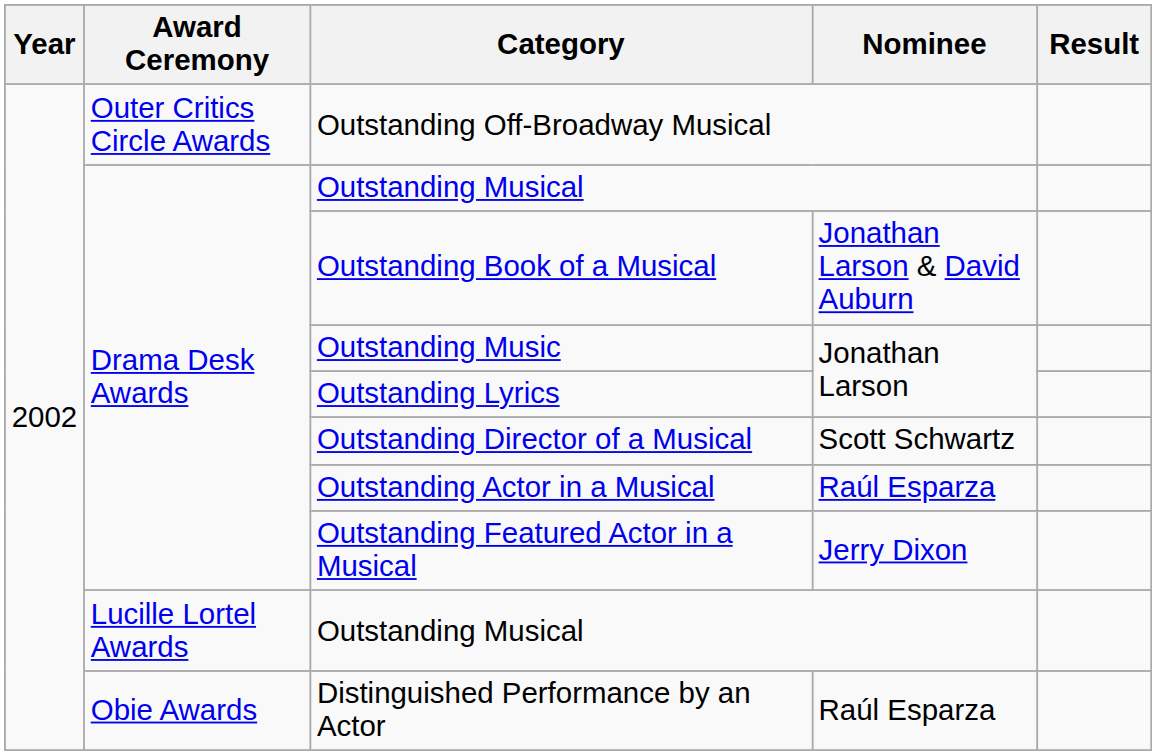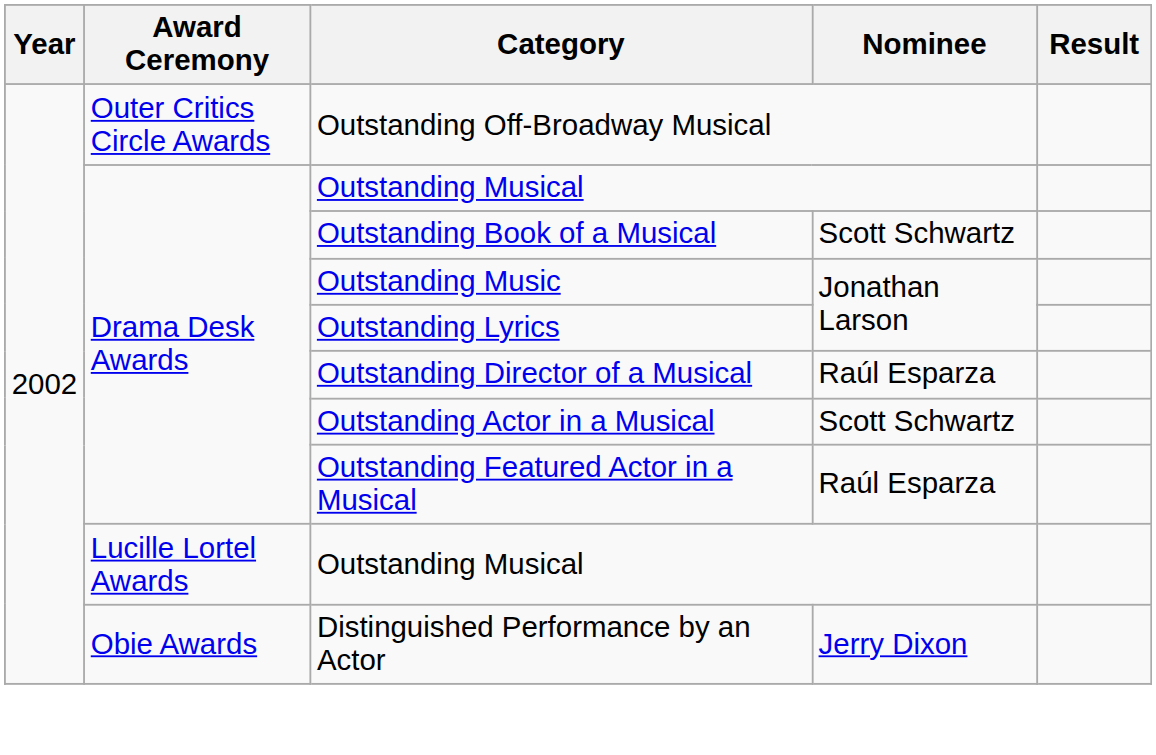(919, 267) Jonathan Larson & David Auburn -> (917, 234) Scott Schwartz
(917, 440) Scott Schwartz -> (907, 374) Raúl Esparza
(907, 487) Raúl Esparza -> (917, 420) Scott Schwartz
(893, 550) Jerry Dixon -> (907, 484) Raúl Esparza
(907, 710) Raúl Esparza -> (893, 643) Jerry Dixon
